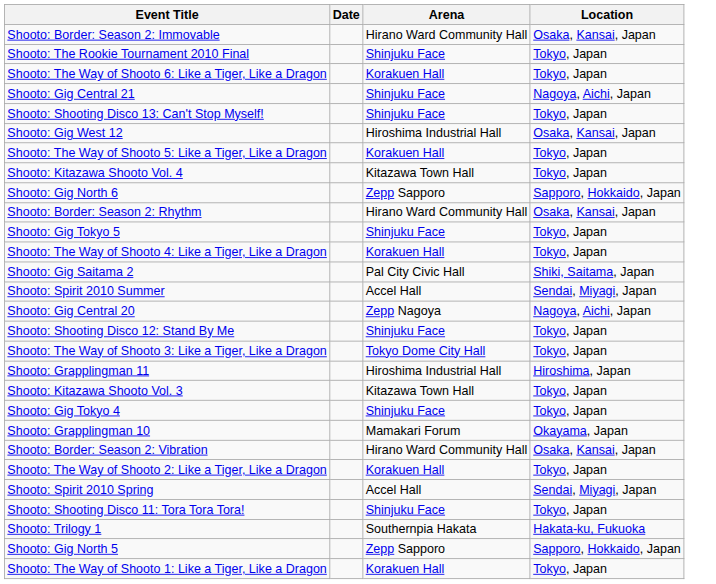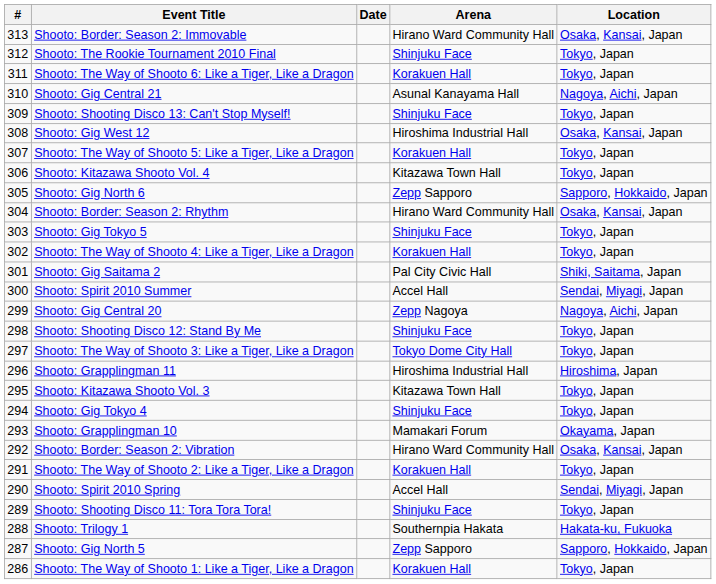+ column: (18, 15)
(405, 94) Shinjuku Face -> (456, 94) Asunal Kanayama Hall
